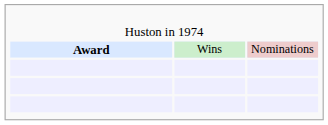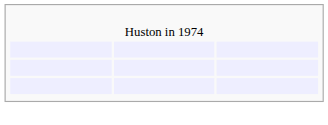- row: (91, 50)
